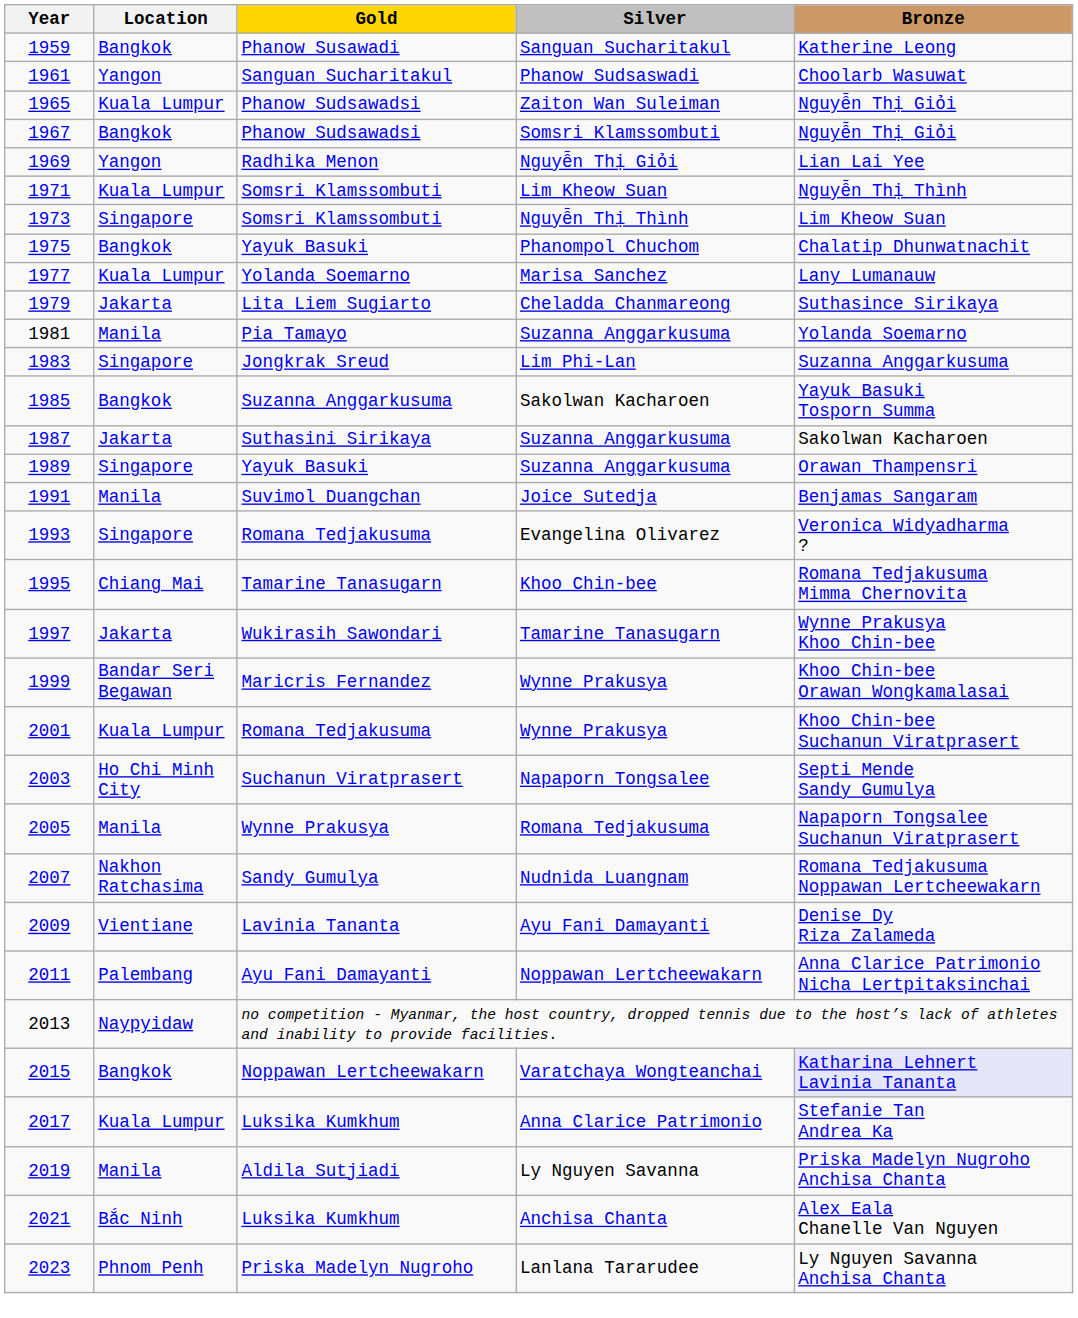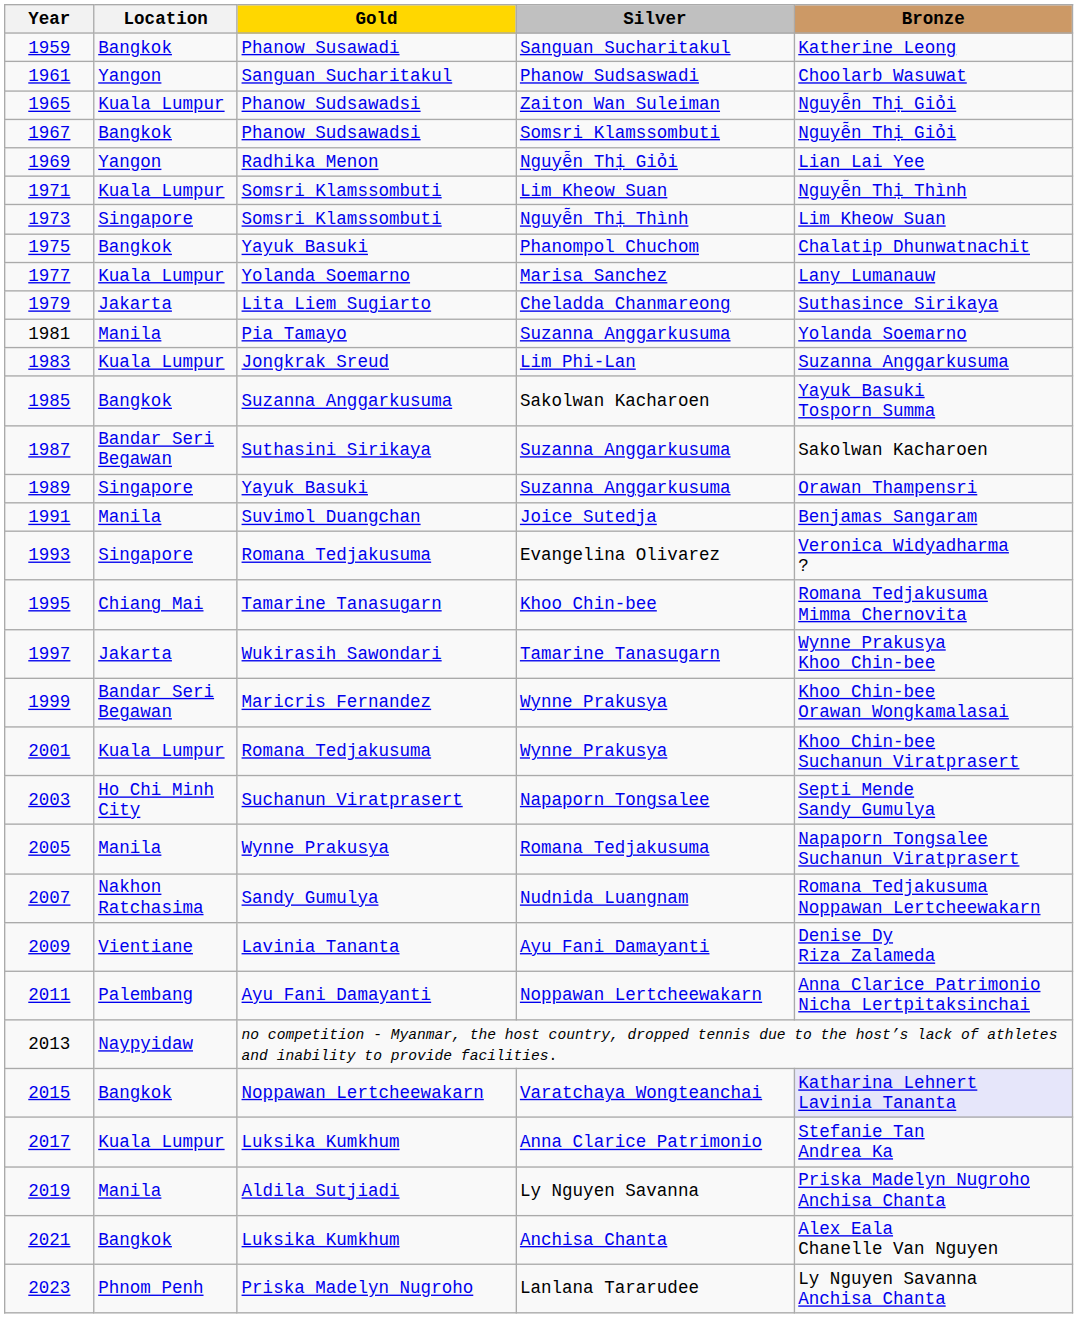(146, 362) Singapore -> (161, 362) Kuala Lumpur
(135, 440) Jakarta -> (156, 450) Bandar Seri Begawan
(140, 1220) Bắc Ninh -> (135, 1240) Bangkok
